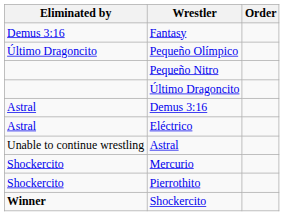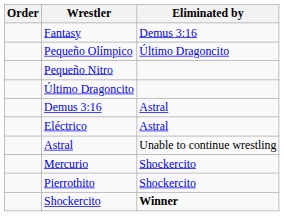columns swapped: (261, 13) <-> (76, 13)
